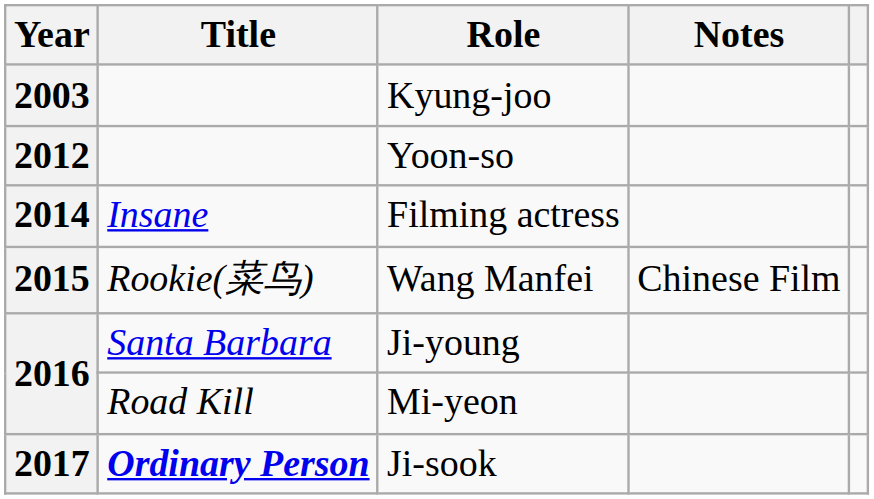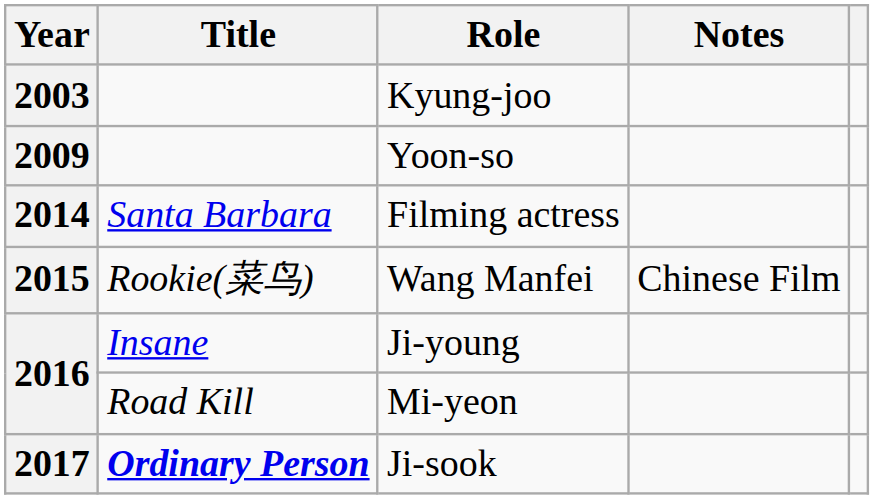(52, 154) 2012 -> (52, 154) 2009
(158, 214) Insane -> (219, 214) Santa Barbara
(219, 342) Santa Barbara -> (158, 342) Insane
